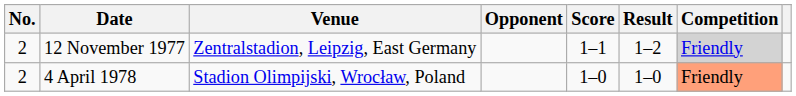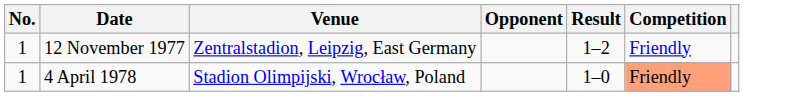- column: (593, 18)
(22, 47) 2 -> (22, 47) 1
(712, 47) lightgrey background -> (660, 47) no background
(22, 76) 2 -> (22, 76) 1
